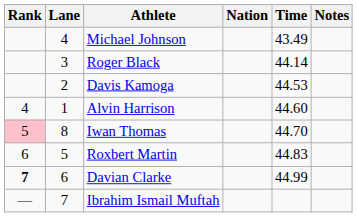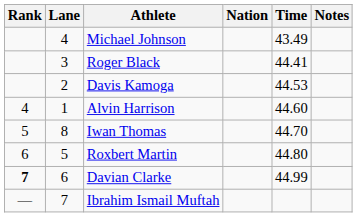(291, 62) 44.14 -> (291, 62) 44.41
(25, 131) pink background -> (25, 131) no background
(291, 154) 44.83 -> (291, 154) 44.80
